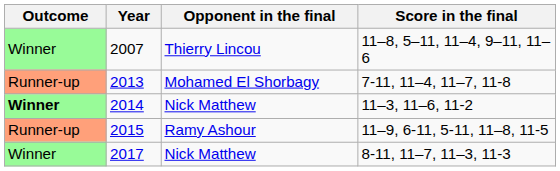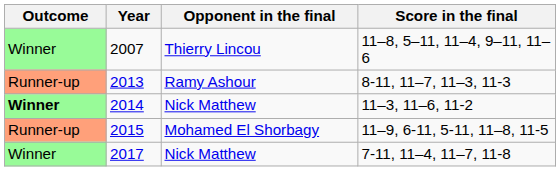(242, 81) Mohamed El Shorbagy -> (210, 81) Ramy Ashour
(436, 81) 7-11, 11–4, 11–7, 11-8 -> (436, 81) 8-11, 11–7, 11–3, 11-3
(210, 130) Ramy Ashour -> (242, 130) Mohamed El Shorbagy
(436, 154) 8-11, 11–7, 11–3, 11-3 -> (436, 154) 7-11, 11–4, 11–7, 11-8
